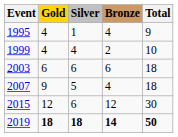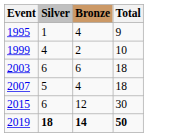- column: (53, 13)
